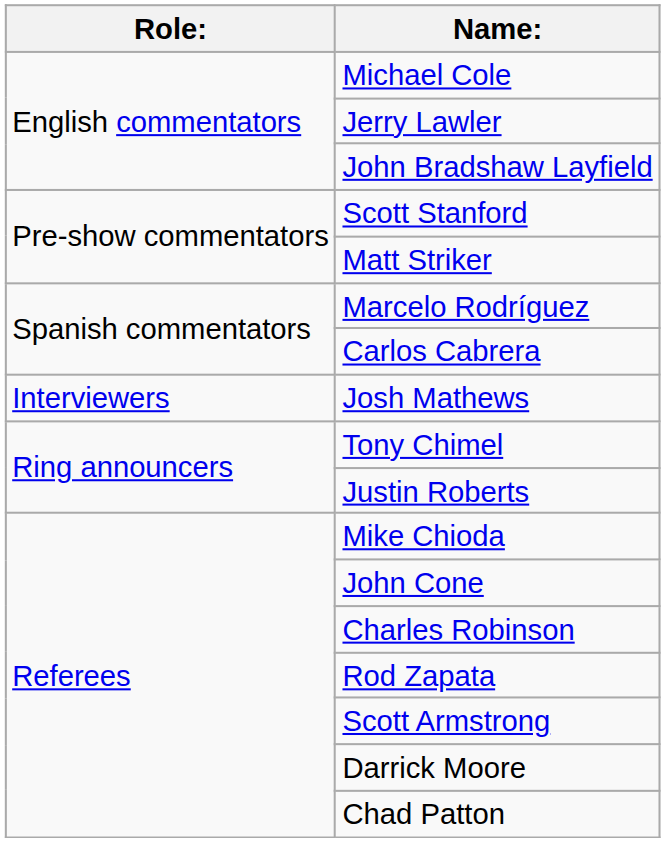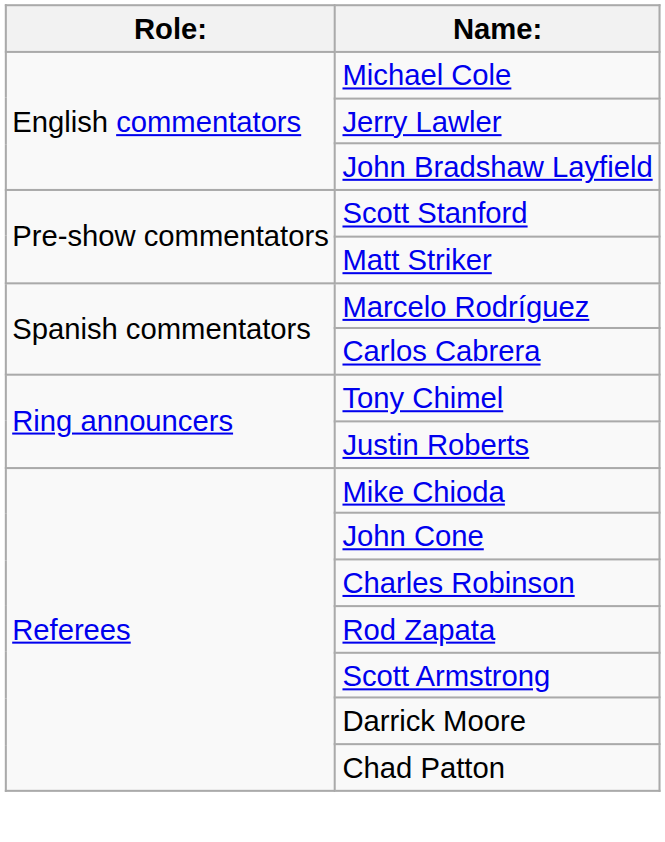- row: (436, 398)
